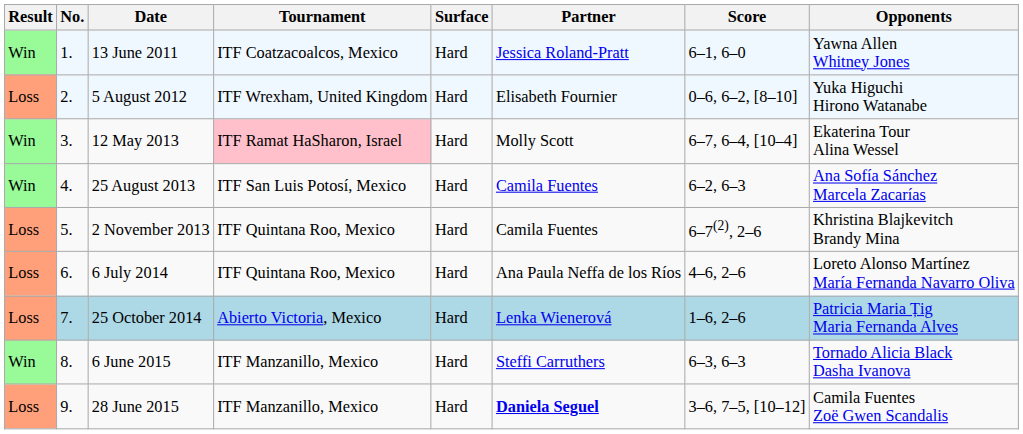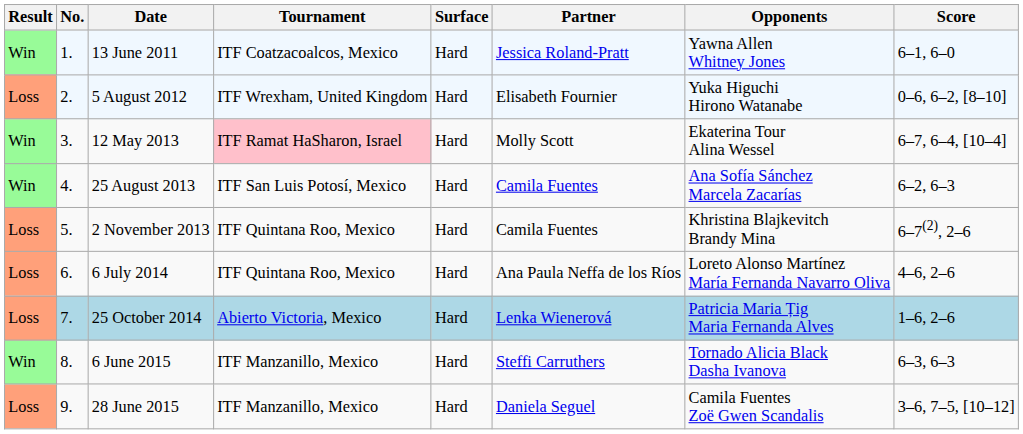columns swapped: (914, 17) <-> (747, 17)
(547, 406) bold -> (546, 406) normal
